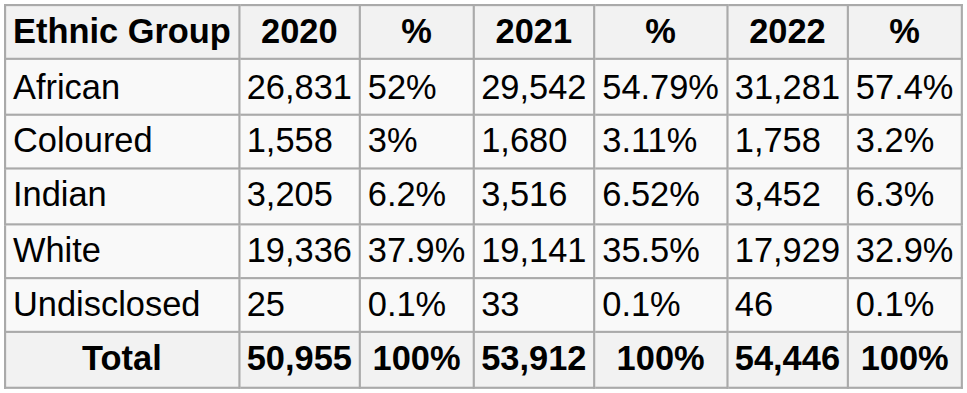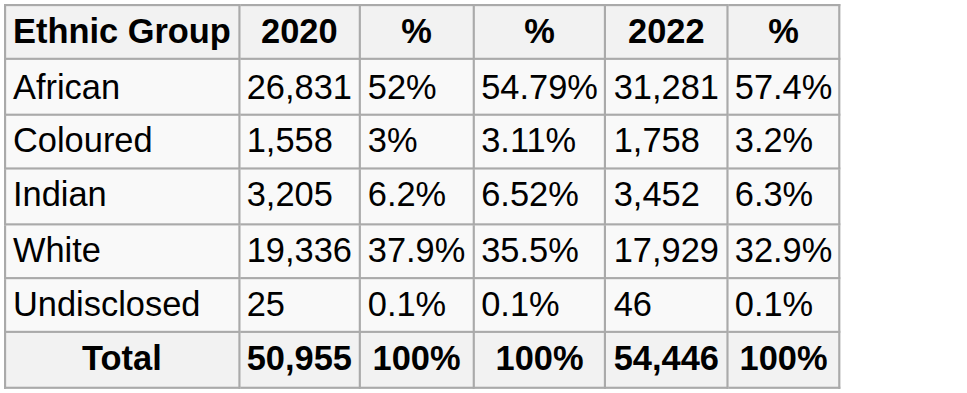- column: (534, 31)
